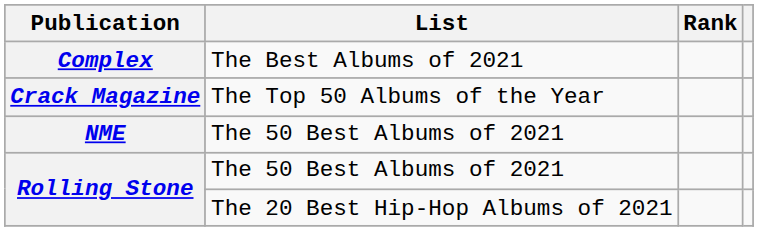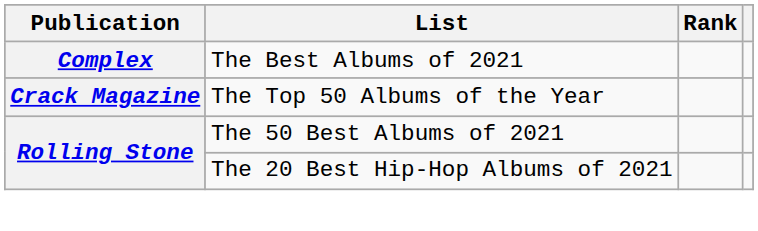- row: (105, 134)
